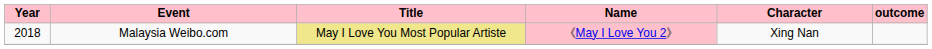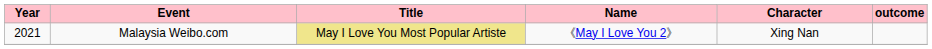(27, 33) 2018 -> (27, 33) 2021
(621, 33) pink background -> (621, 33) no background
